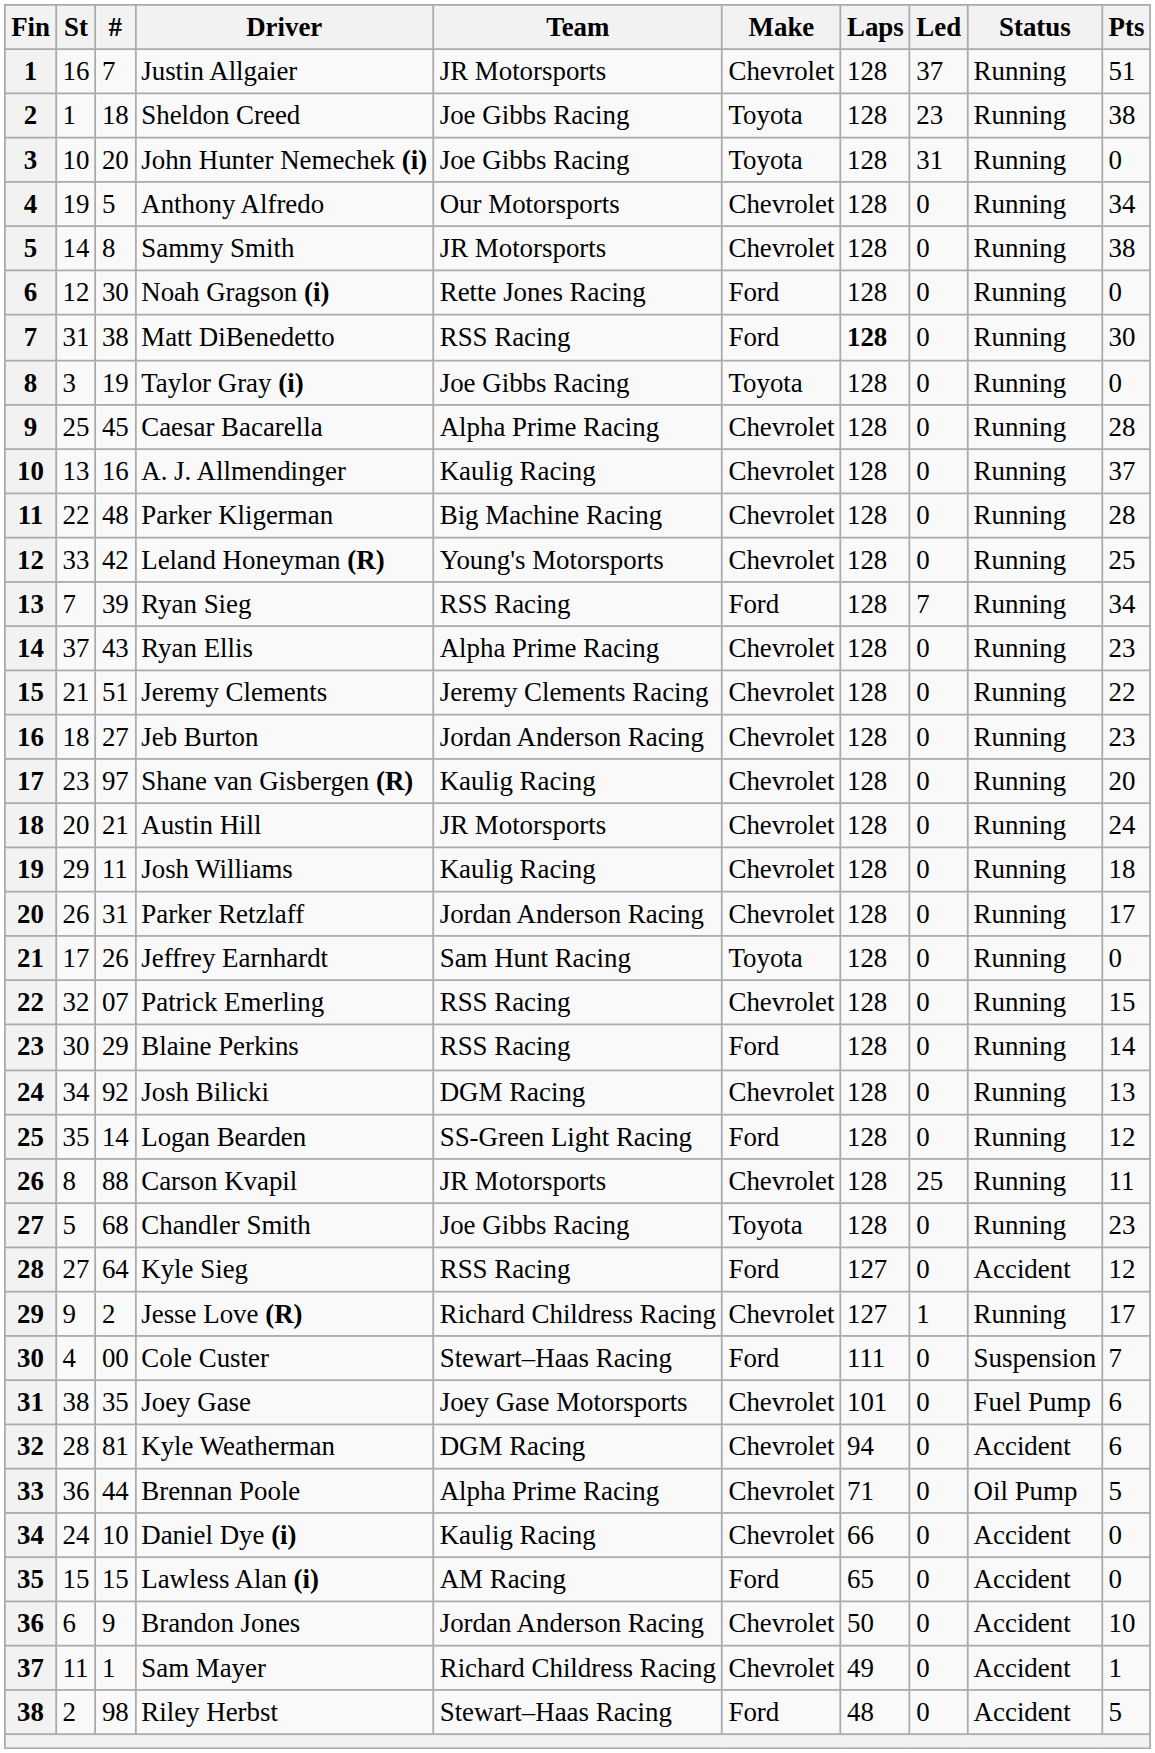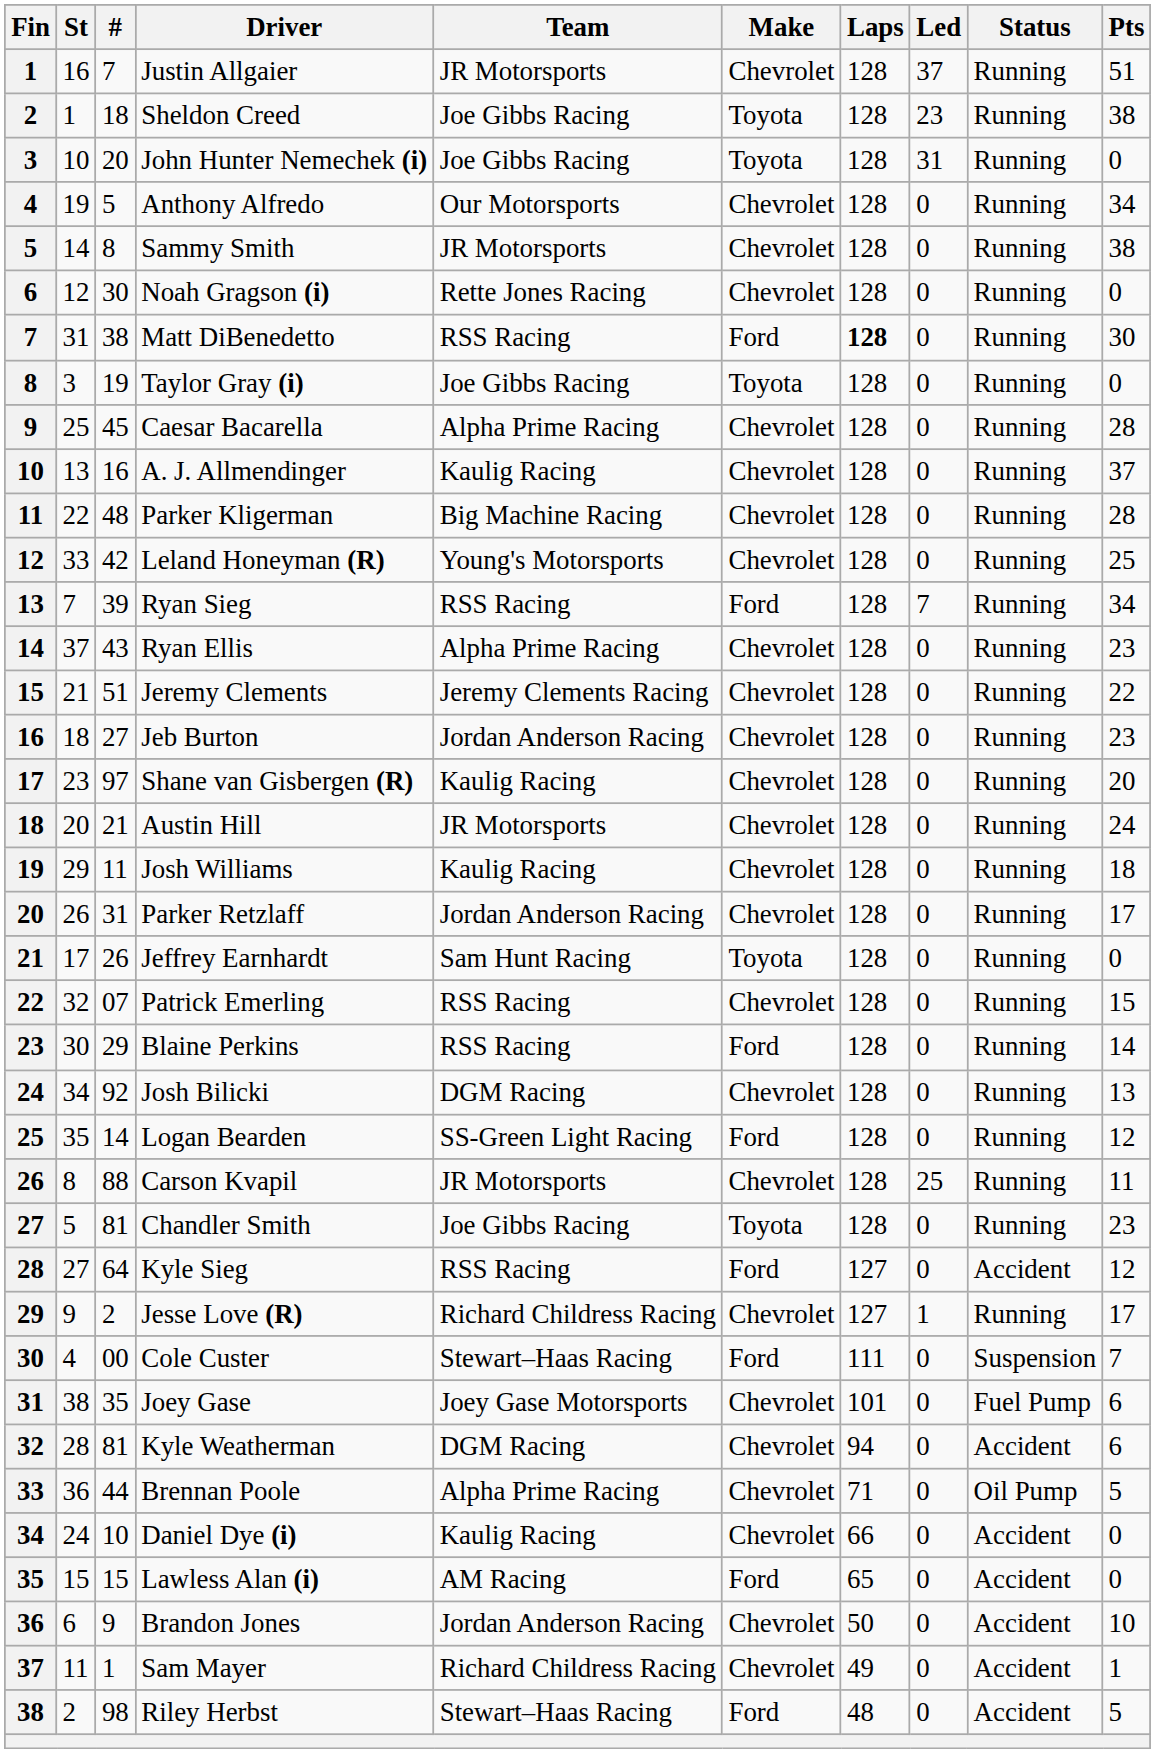(754, 293) Ford -> (781, 293) Chevrolet
(115, 1224) 68 -> (115, 1224) 81
